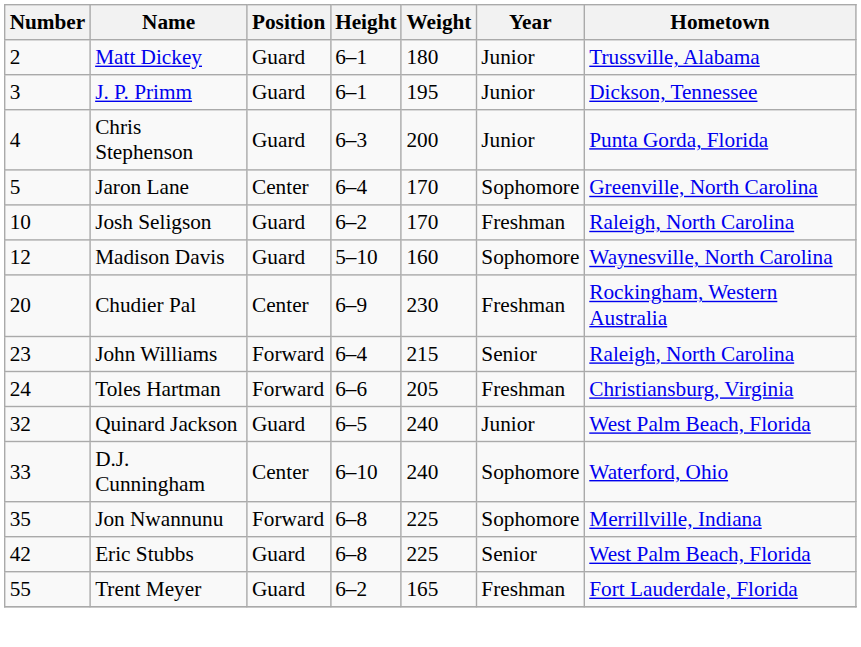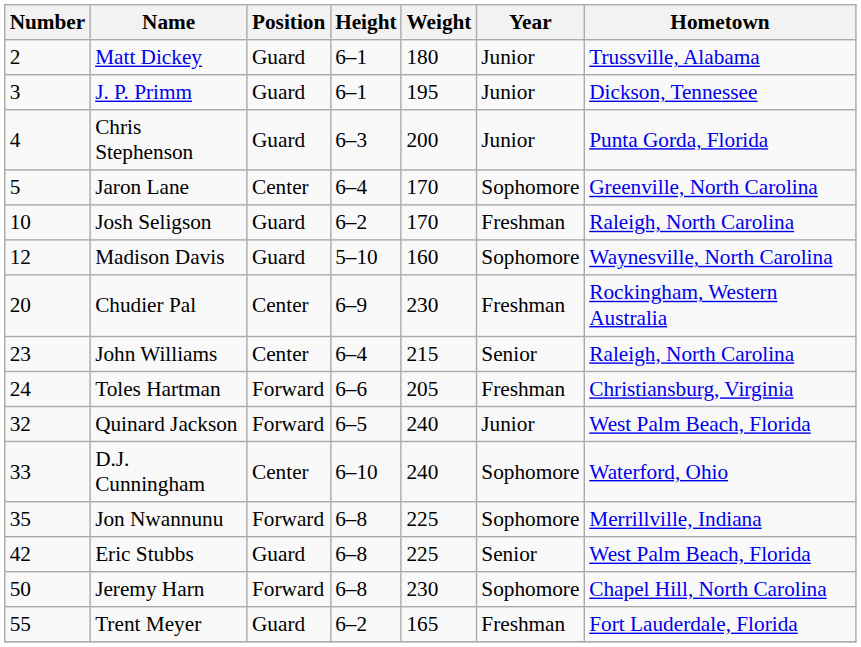(288, 353) Forward -> (280, 353) Center
(279, 423) Guard -> (288, 423) Forward
+ row: (150, 589)
